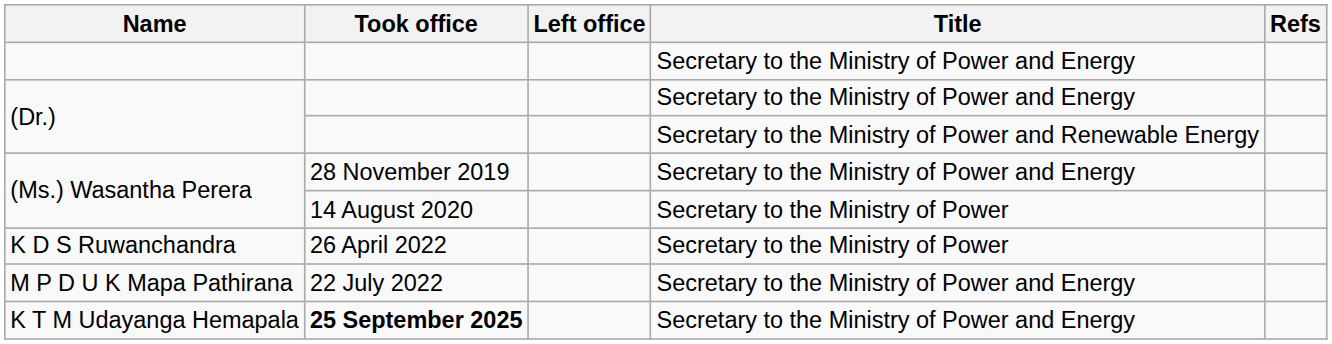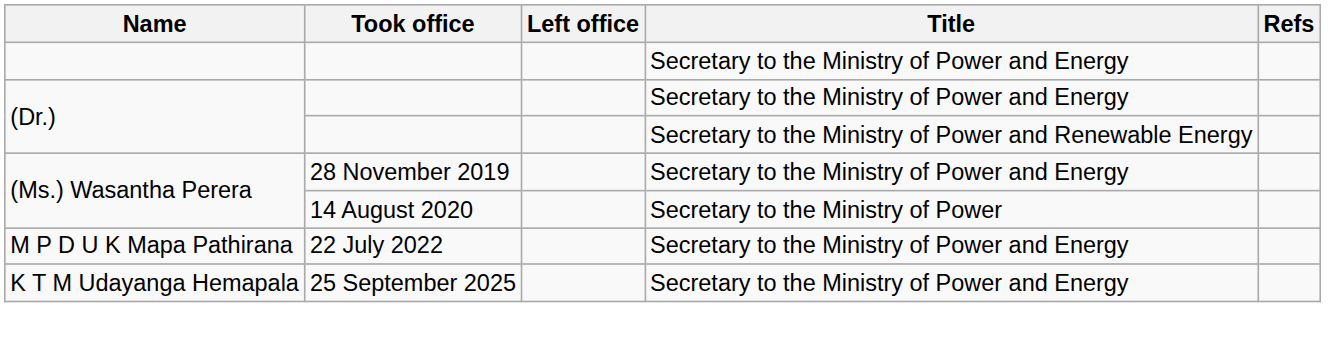- row: (123, 246)
(416, 320) bold -> (413, 283) normal
